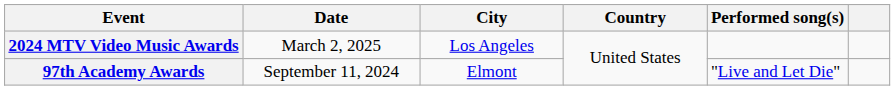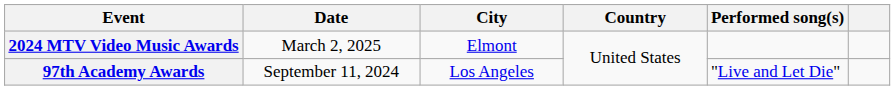(492, 44) Los Angeles -> (492, 44) Elmont
(492, 71) Elmont -> (492, 71) Los Angeles
